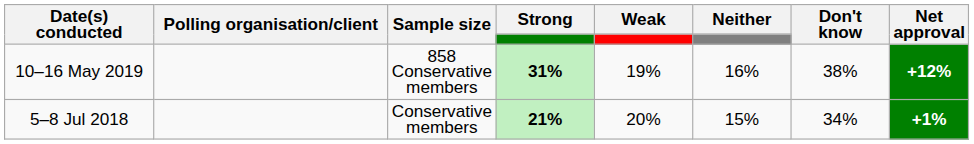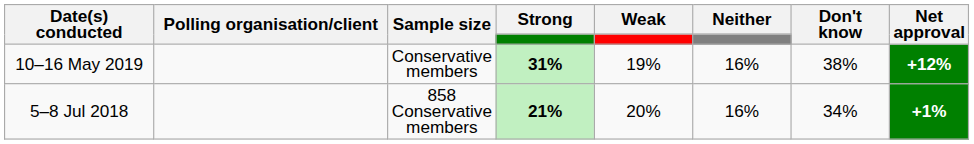(442, 72) 858 Conservative members -> (442, 64) Conservative members
(442, 119) Conservative members -> (442, 111) 858 Conservative members
(742, 119) 15% -> (742, 111) 16%
